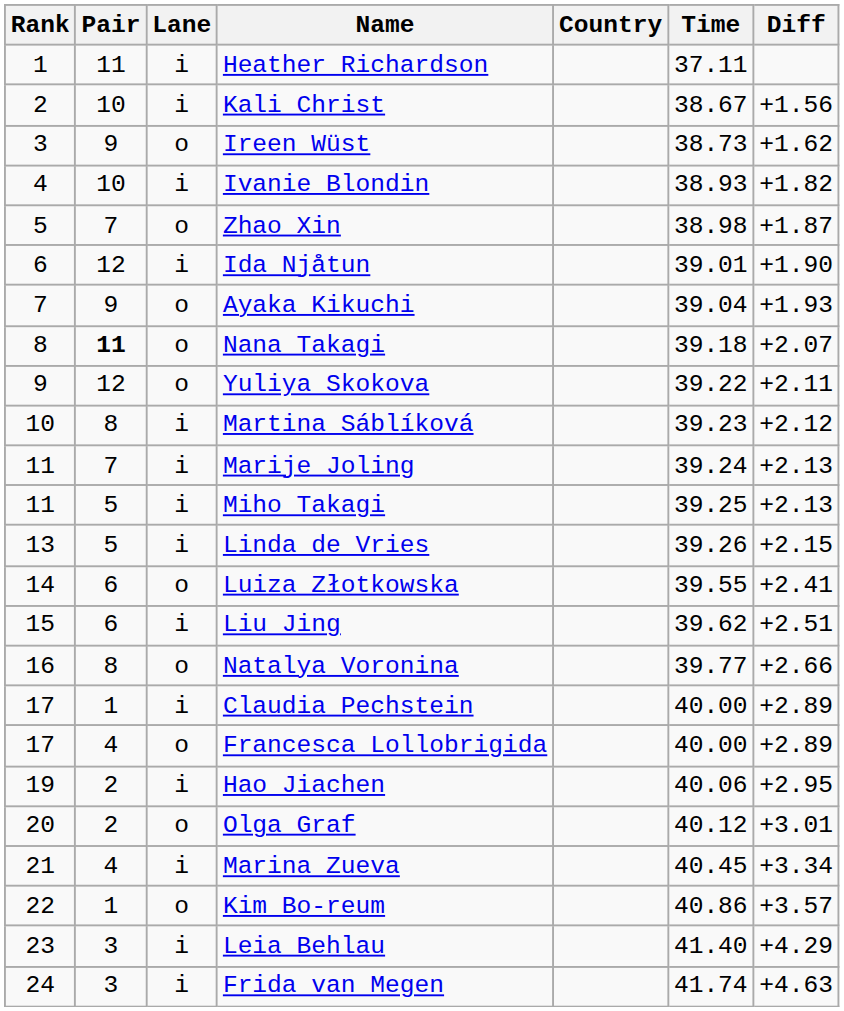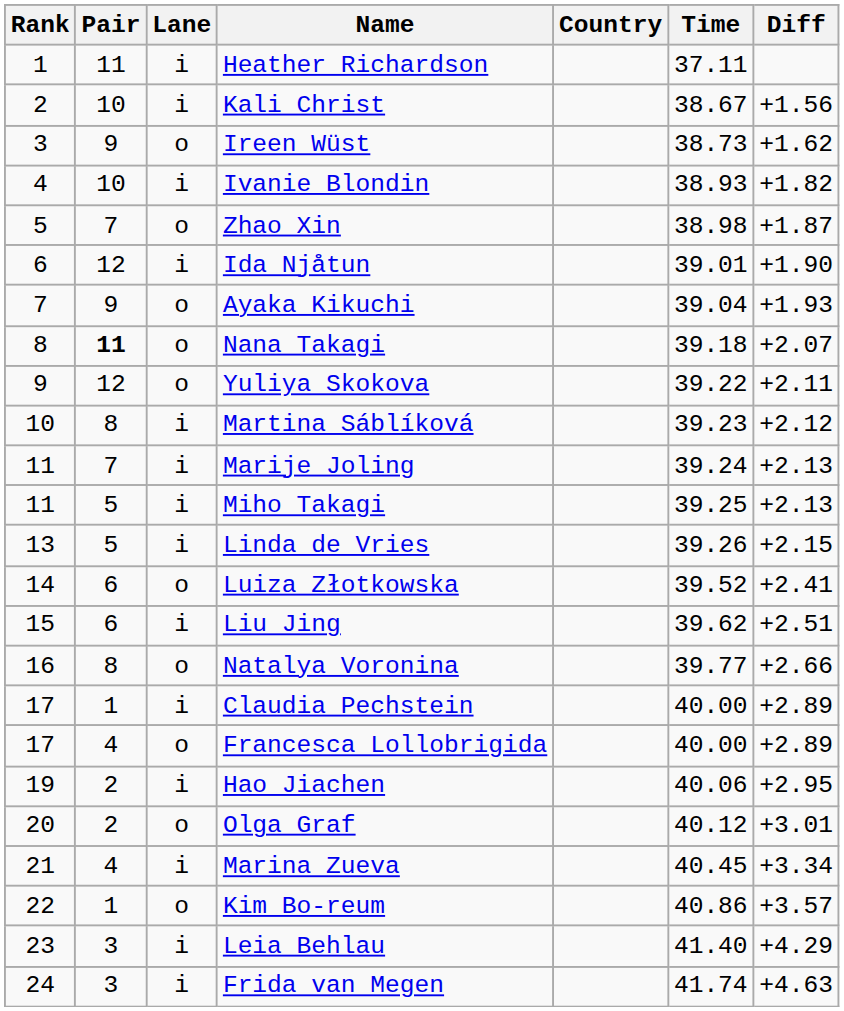(711, 586) 39.55 -> (711, 586) 39.52
